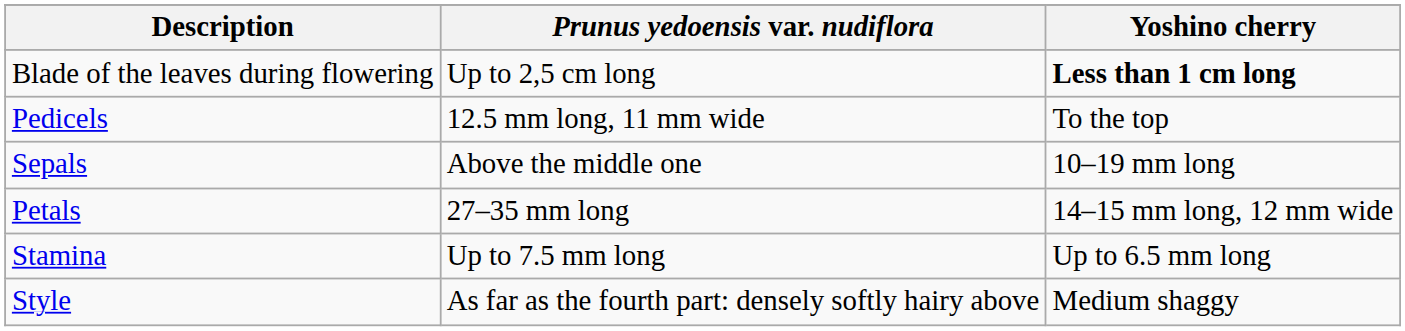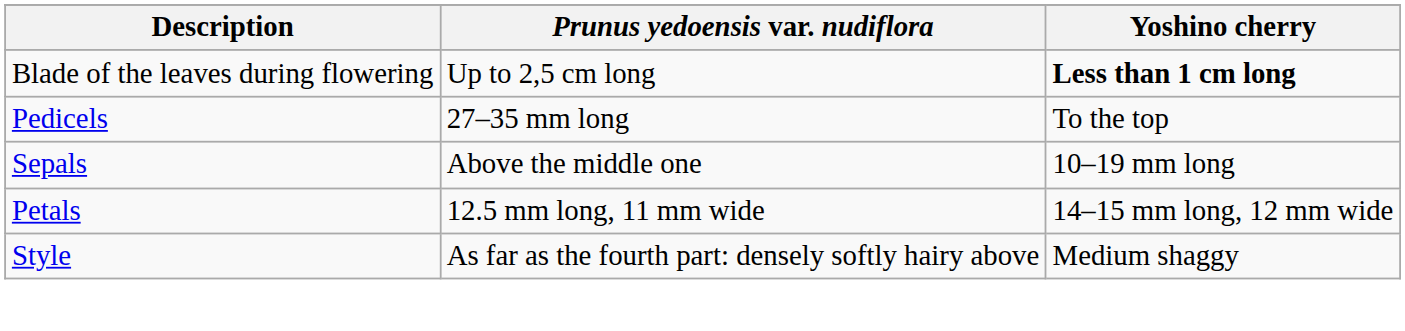(606, 118) 12.5 mm long, 11 mm wide -> (538, 118) 27–35 mm long
(538, 210) 27–35 mm long -> (606, 210) 12.5 mm long, 11 mm wide
- row: (59, 255)
